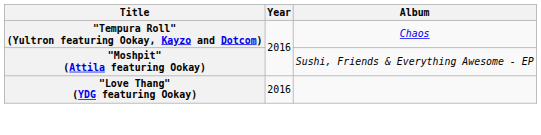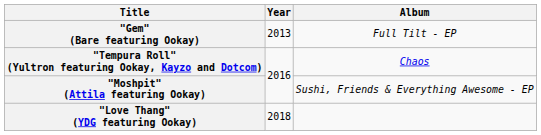+ row: (135, 34)
(279, 89) 2016 -> (279, 117) 2018
